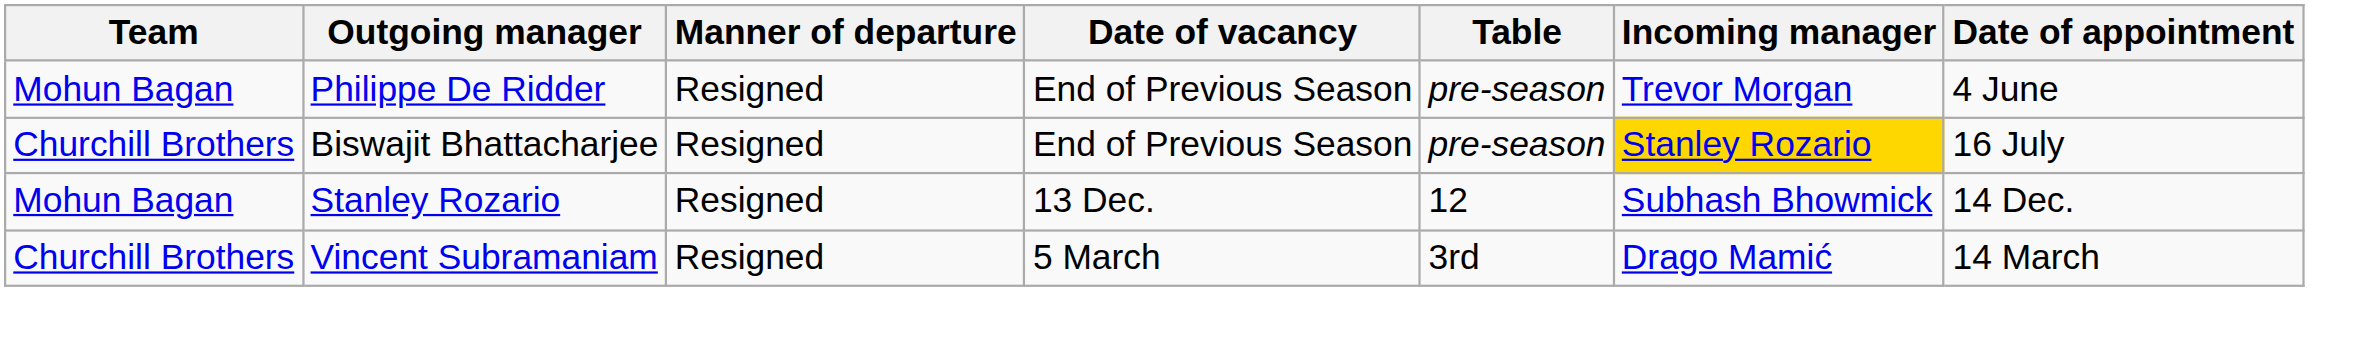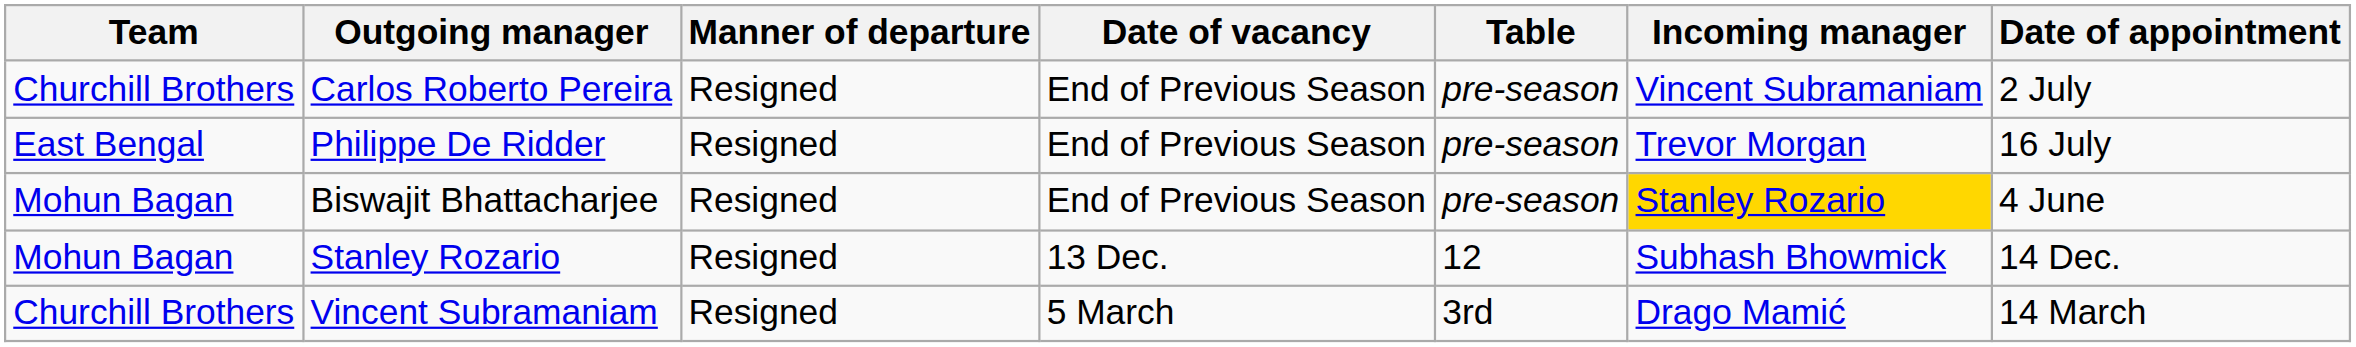+ row: (491, 88)
(123, 88) Mohun Bagan -> (109, 144) East Bengal
(2006, 88) 4 June -> (2055, 144) 16 July
(154, 144) Churchill Brothers -> (123, 200) Mohun Bagan
(2009, 144) 16 July -> (2052, 200) 4 June
